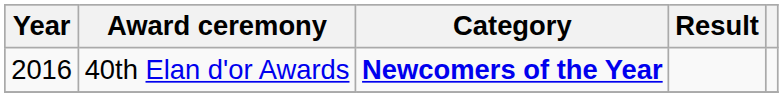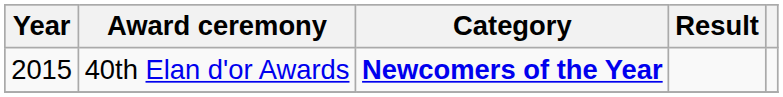(42, 69) 2016 -> (42, 69) 2015
